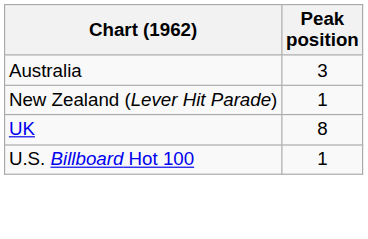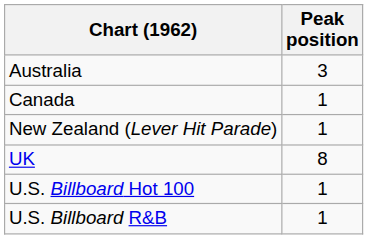+ row: (42, 99)
+ row: (88, 218)
